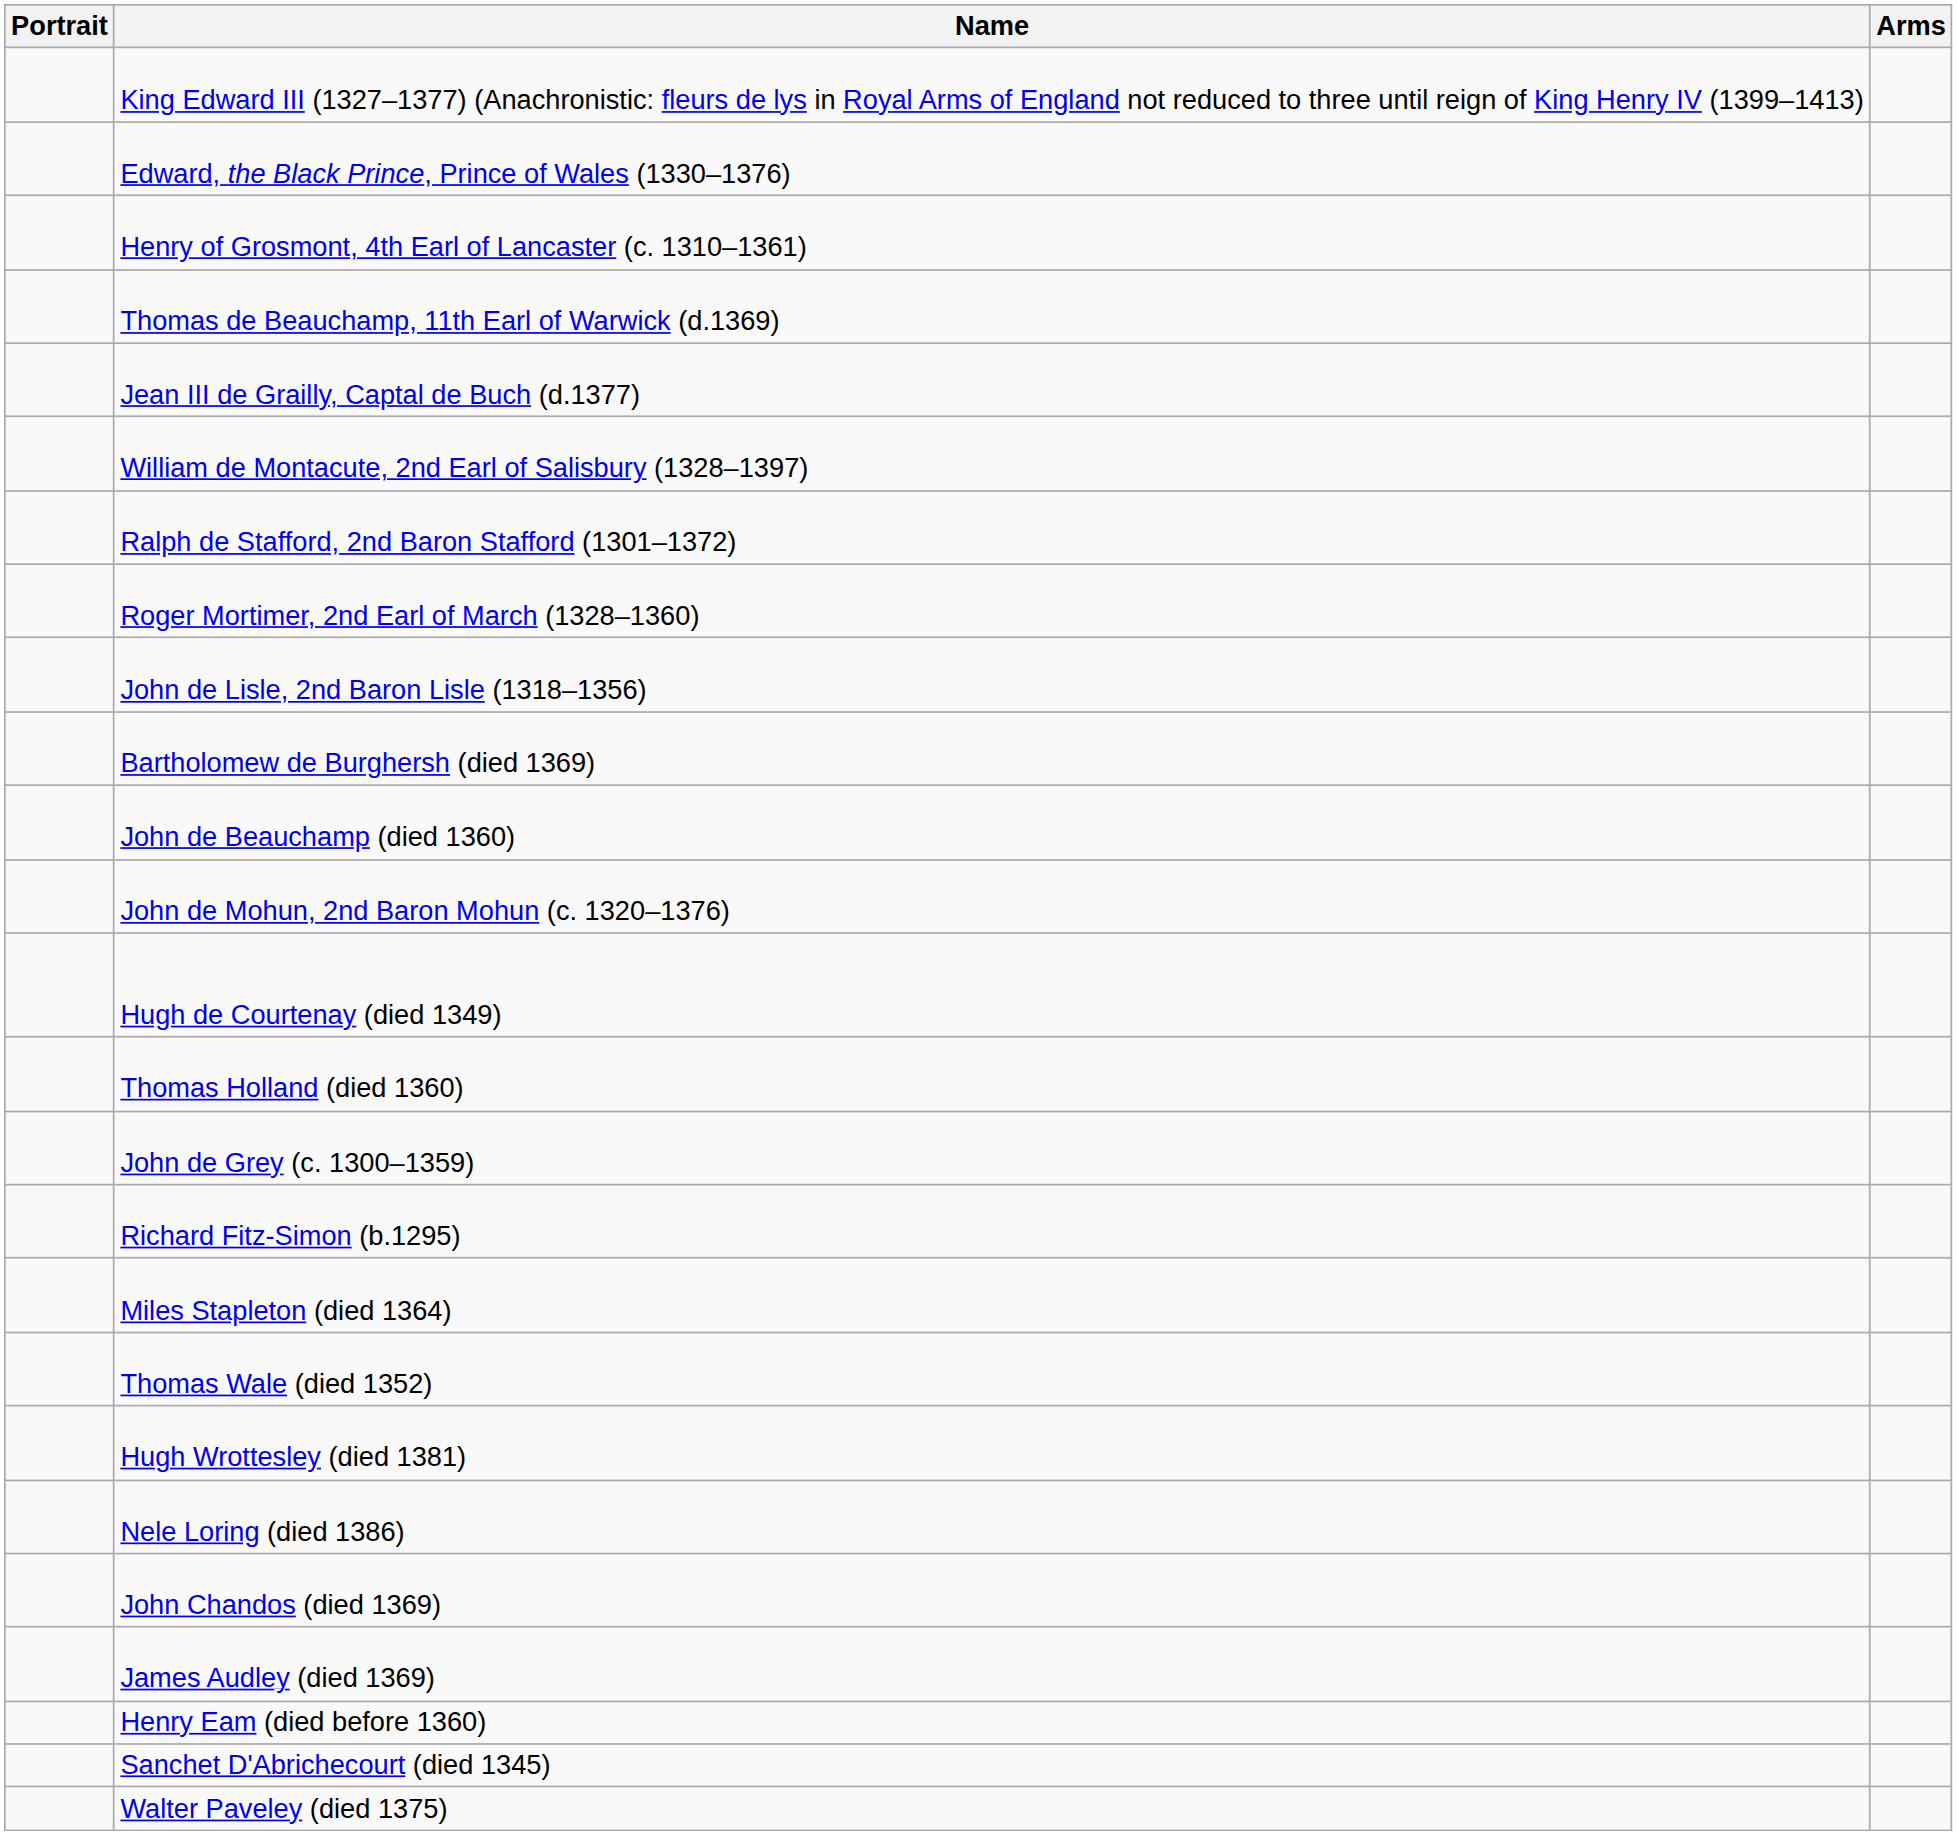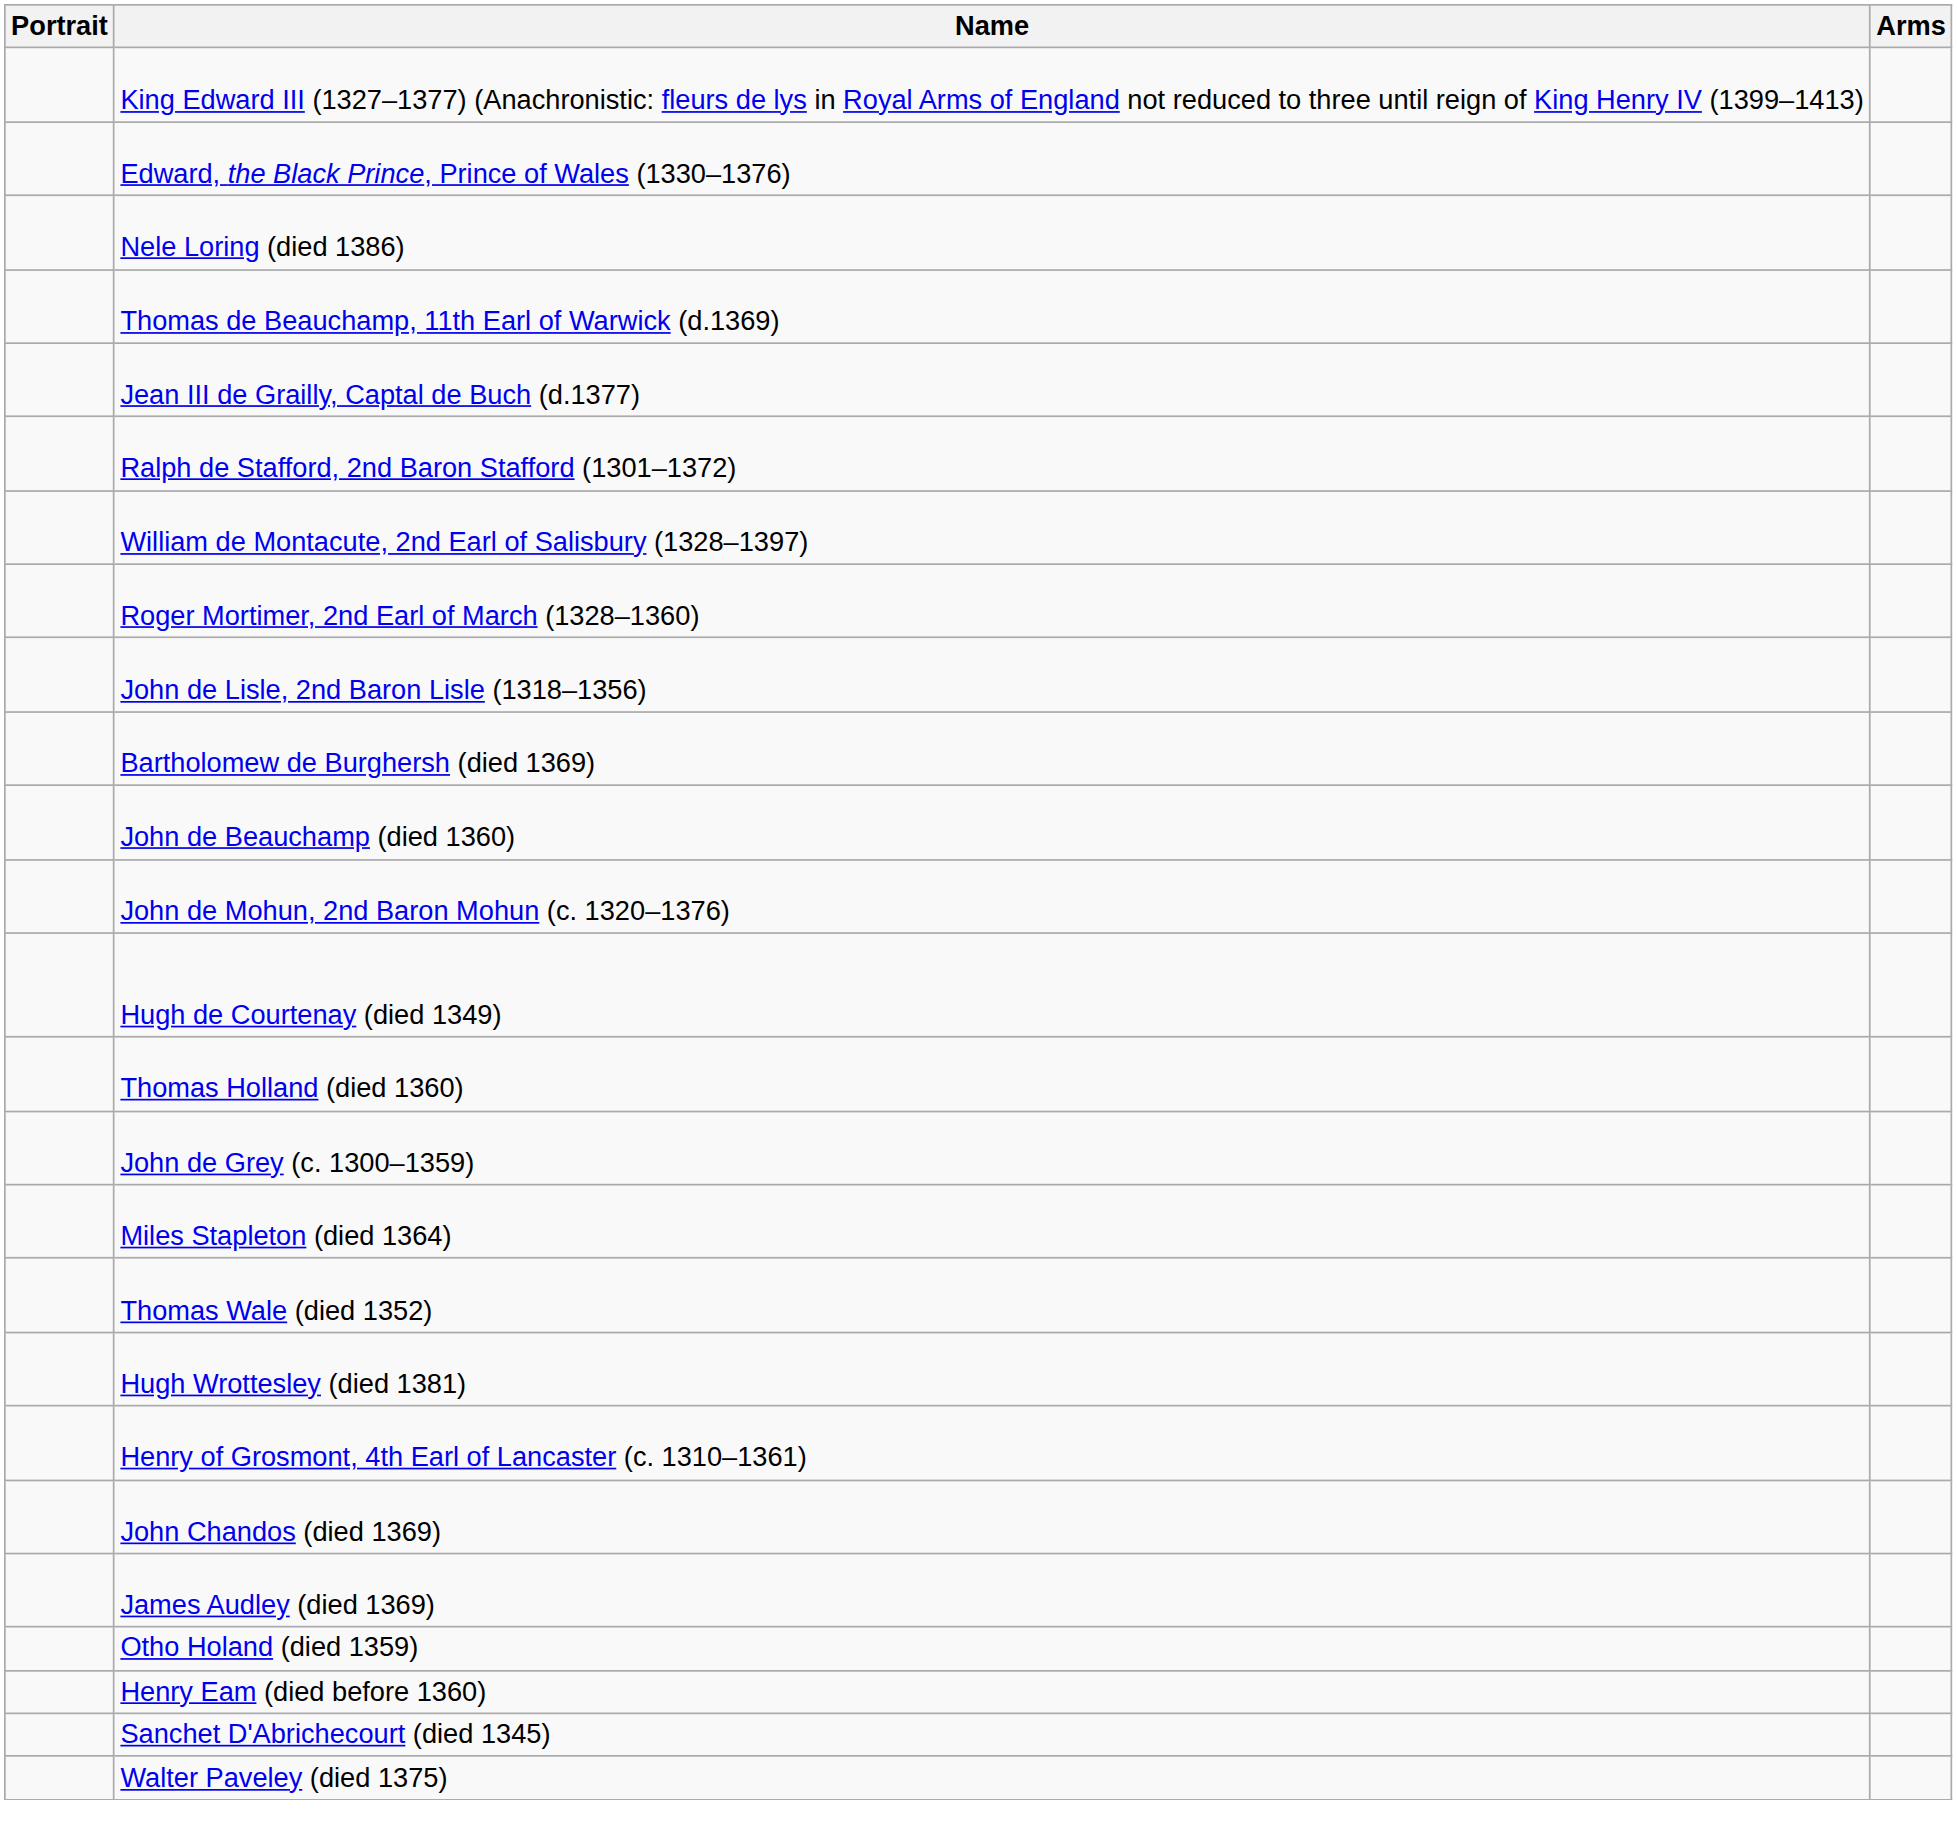rows swapped: (464, 247) <-> (263, 1531)
rows swapped: (428, 542) <-> (464, 468)
- row: (290, 1236)
+ row: (269, 1648)
